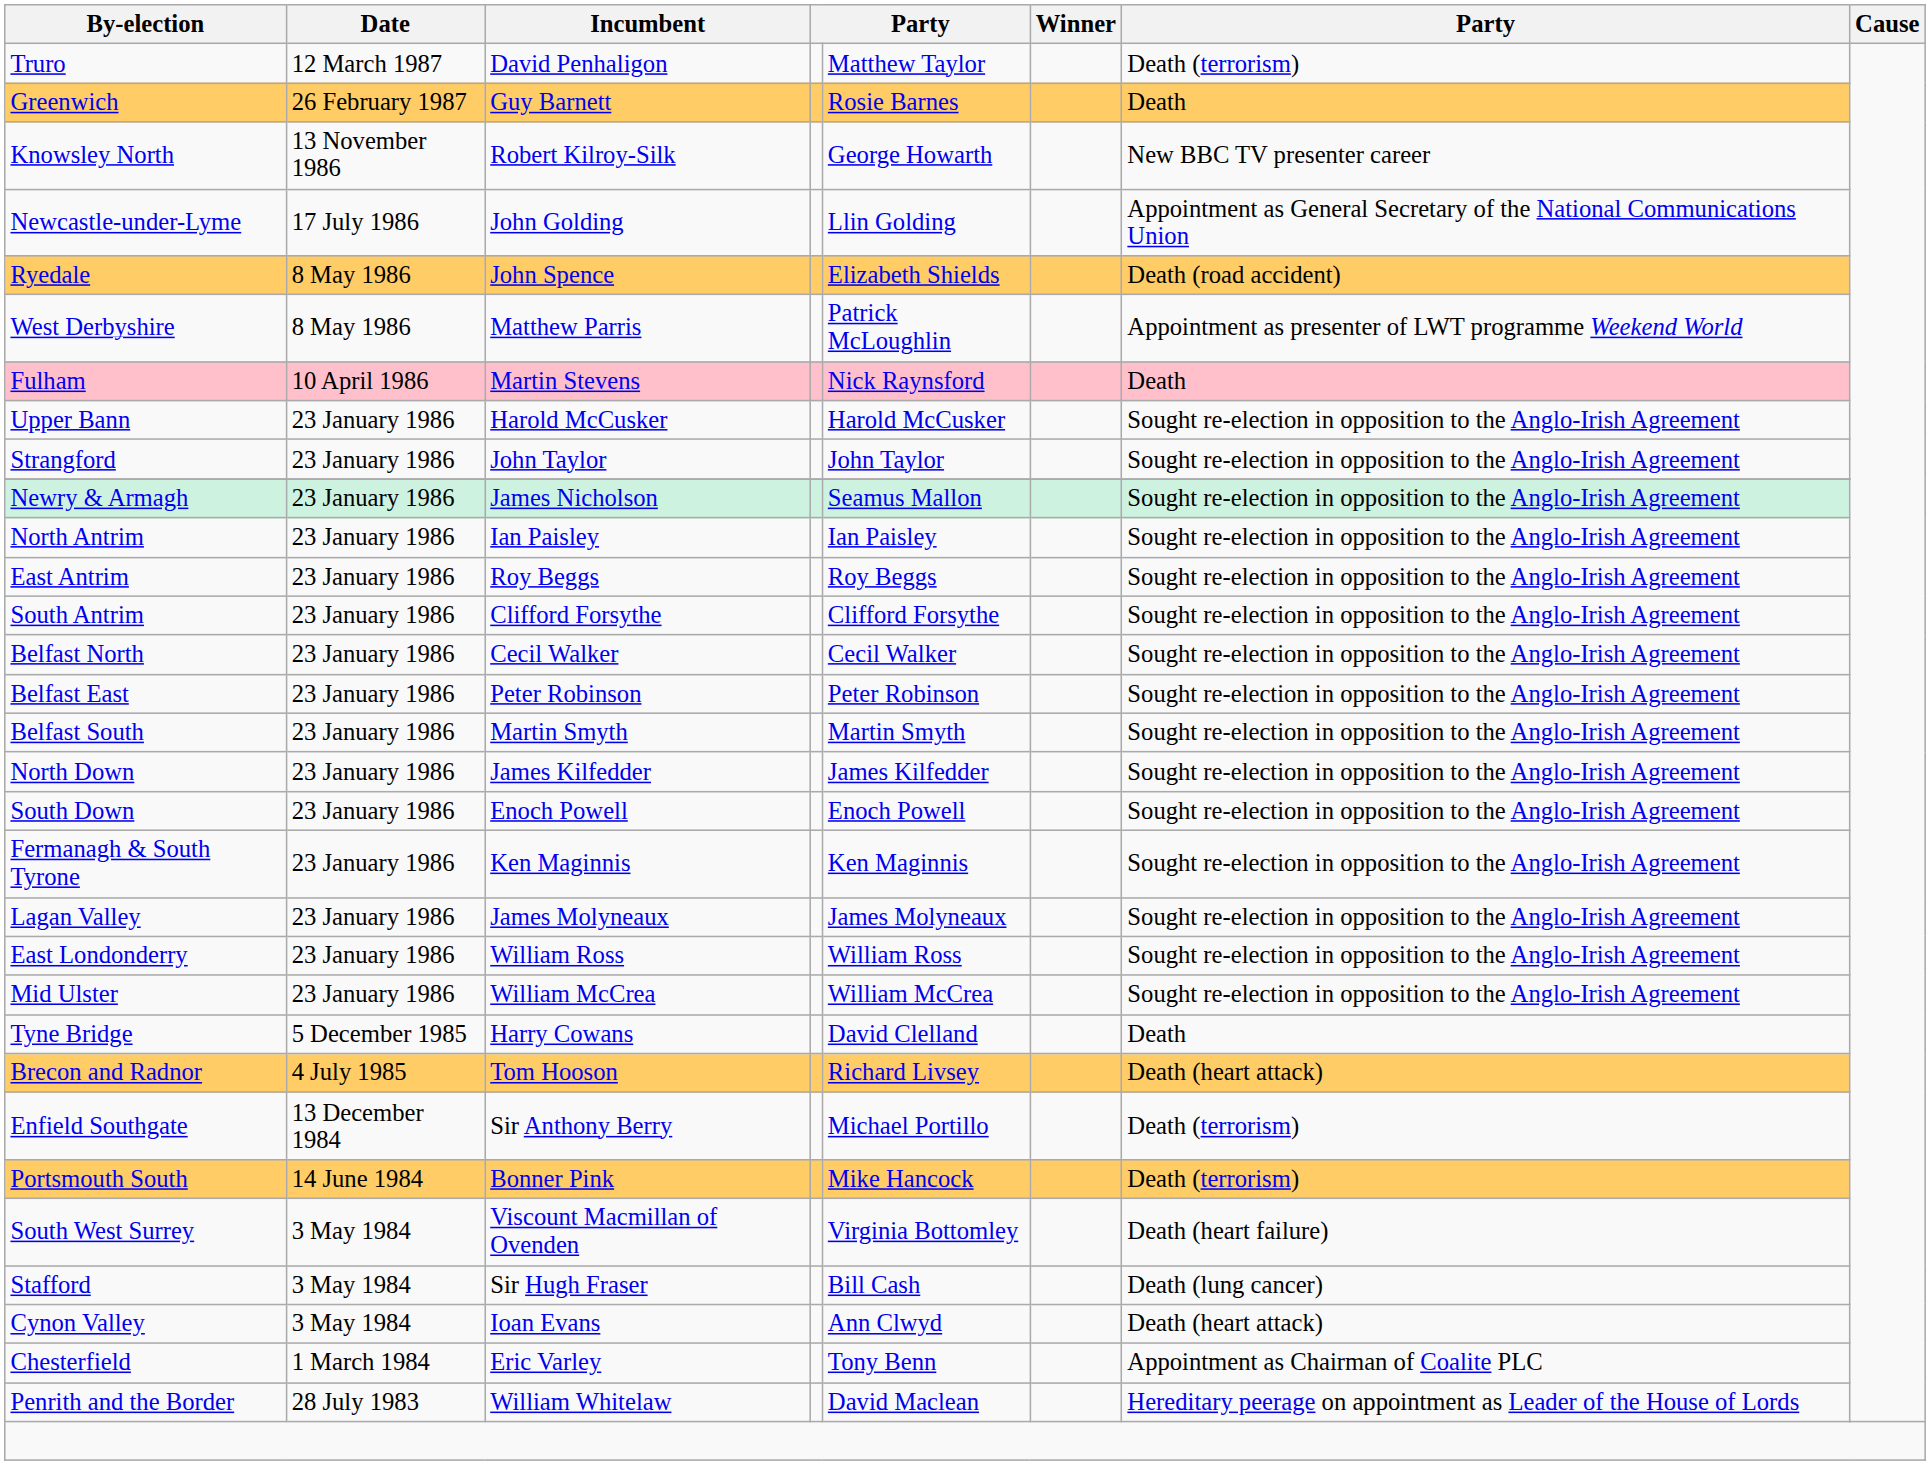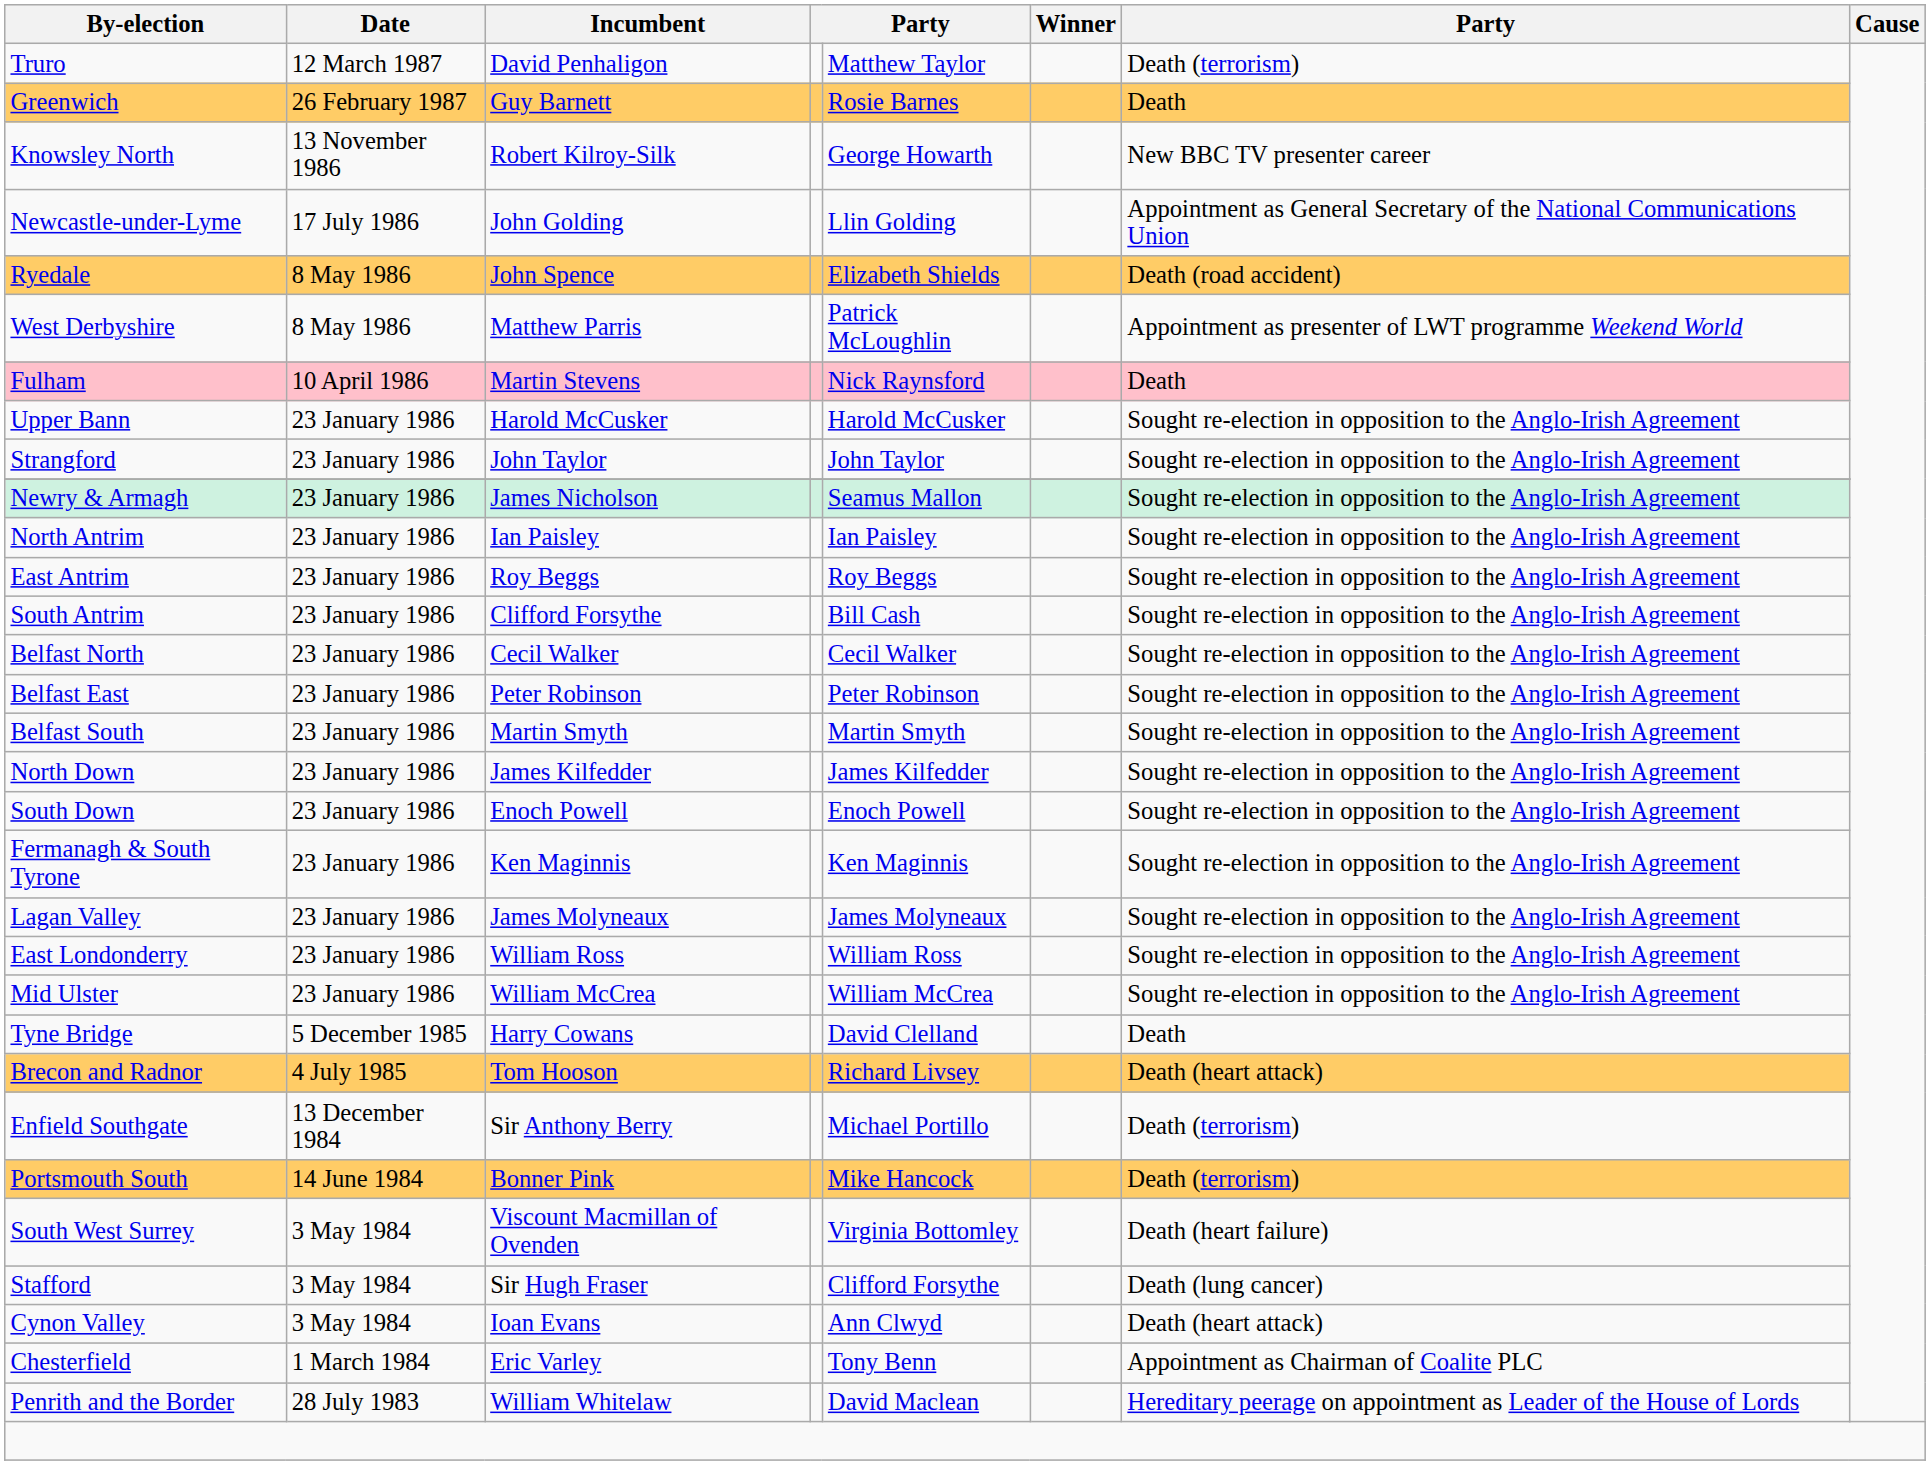(914, 615) Clifford Forsythe -> (874, 615) Bill Cash
(874, 1284) Bill Cash -> (914, 1284) Clifford Forsythe
